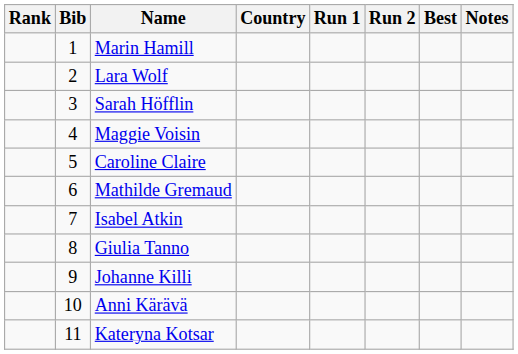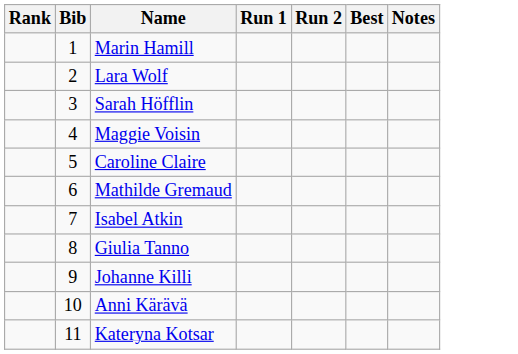- column: (273, 18)
